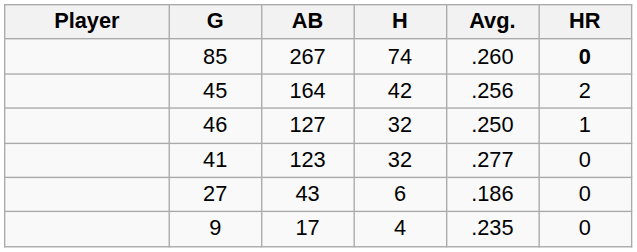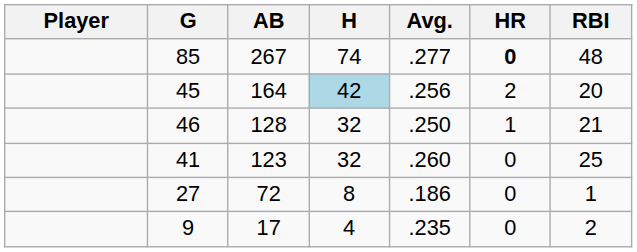+ column: (591, 21)
(492, 56) .260 -> (430, 56) .277
(400, 90) no background -> (349, 90) lightblue background
(308, 125) 127 -> (269, 125) 128
(492, 159) .277 -> (430, 159) .260
(308, 194) 43 -> (269, 194) 72
(400, 194) 6 -> (349, 194) 8
